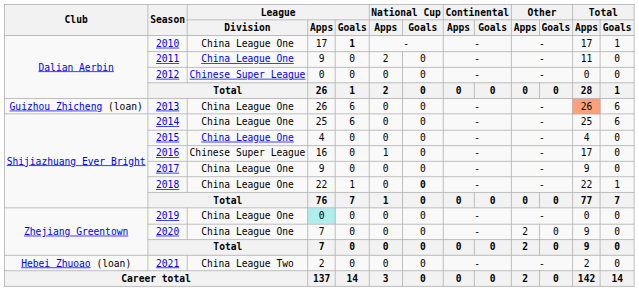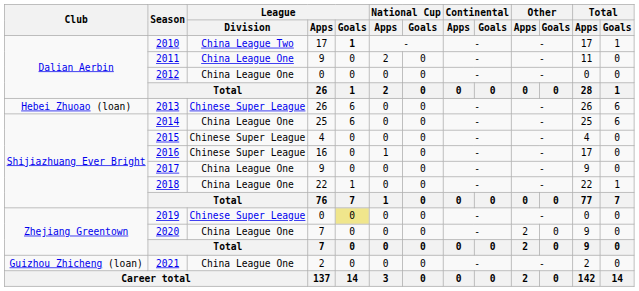(248, 44) China League One -> (248, 44) China League Two
(248, 75) Chinese Super League -> (248, 75) China League One
(76, 106) Guizhou Zhicheng (loan) -> (76, 106) Hebei Zhuoao (loan)
(248, 106) China League One -> (248, 106) Chinese Super League
(587, 106) lightsalmon background -> (587, 106) no background
(248, 138) China League One -> (248, 138) Chinese Super League
(423, 185) bold -> (423, 185) normal
(248, 216) China League One -> (248, 216) Chinese Super League
(322, 216) paleturquoise background -> (322, 216) no background
(352, 216) no background -> (352, 216) khaki background
(76, 263) Hebei Zhuoao (loan) -> (76, 263) Guizhou Zhicheng (loan)
(248, 263) China League Two -> (248, 263) China League One
